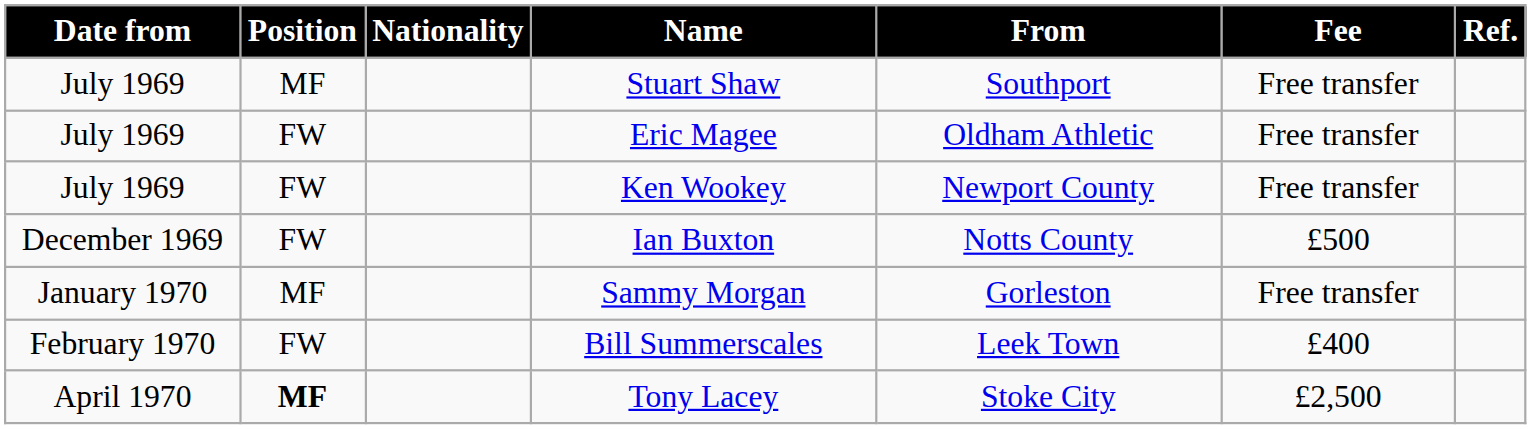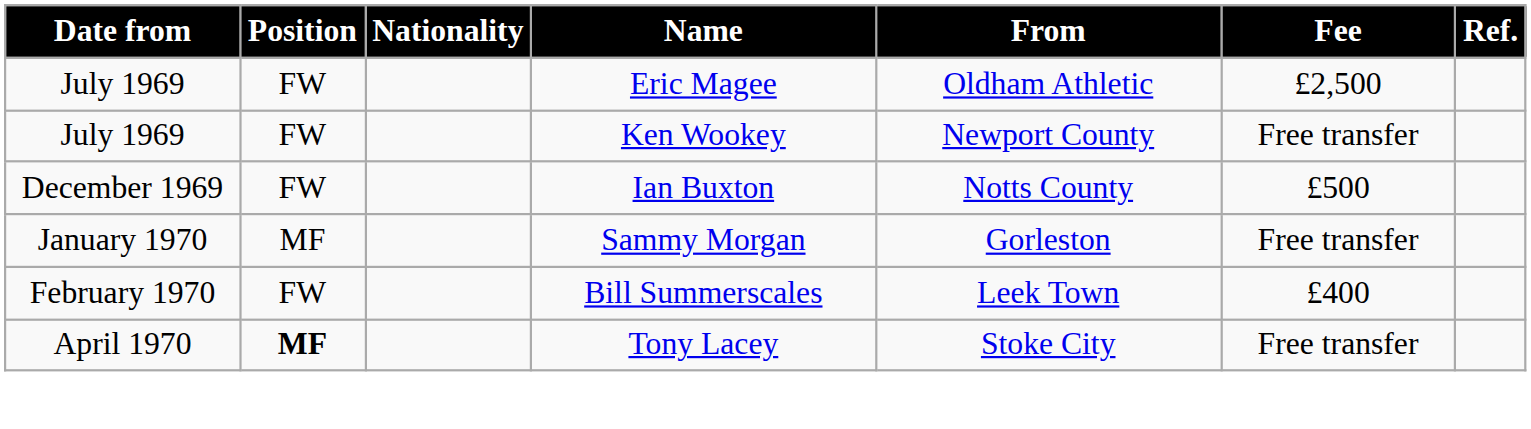- row: (703, 83)
(1338, 135) Free transfer -> (1338, 83) £2,500
(1338, 396) £2,500 -> (1338, 344) Free transfer
